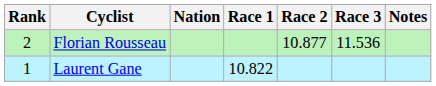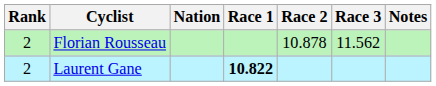(304, 42) 10.877 -> (304, 42) 10.878
(358, 42) 11.536 -> (358, 42) 11.562
(27, 68) 1 -> (27, 68) 2
(251, 68) normal -> (251, 68) bold
